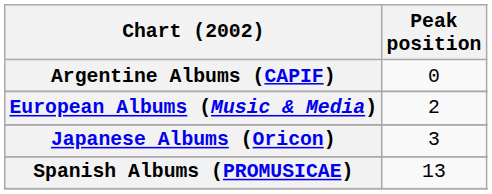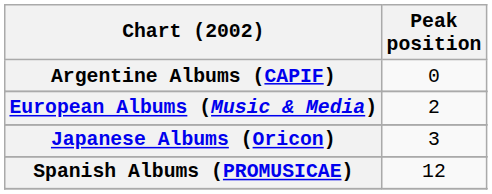(434, 172) 13 -> (434, 172) 12
